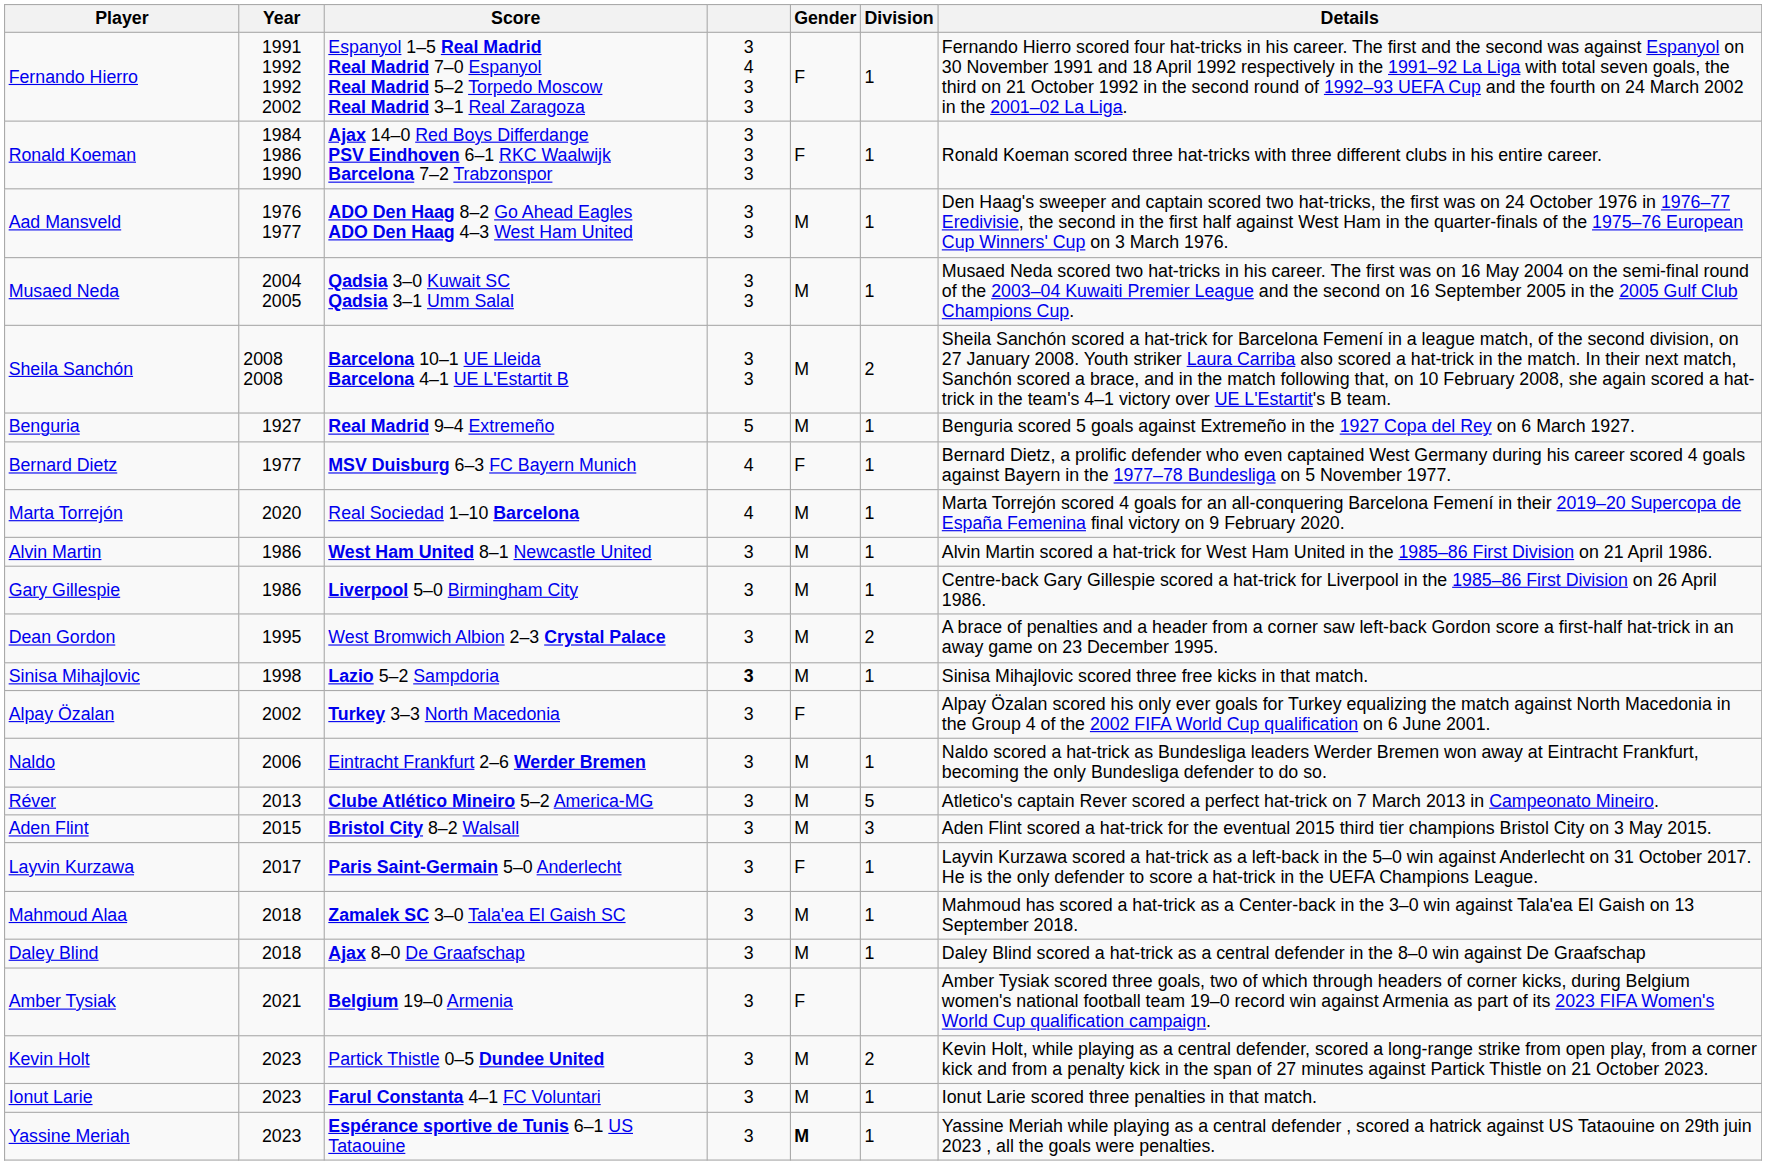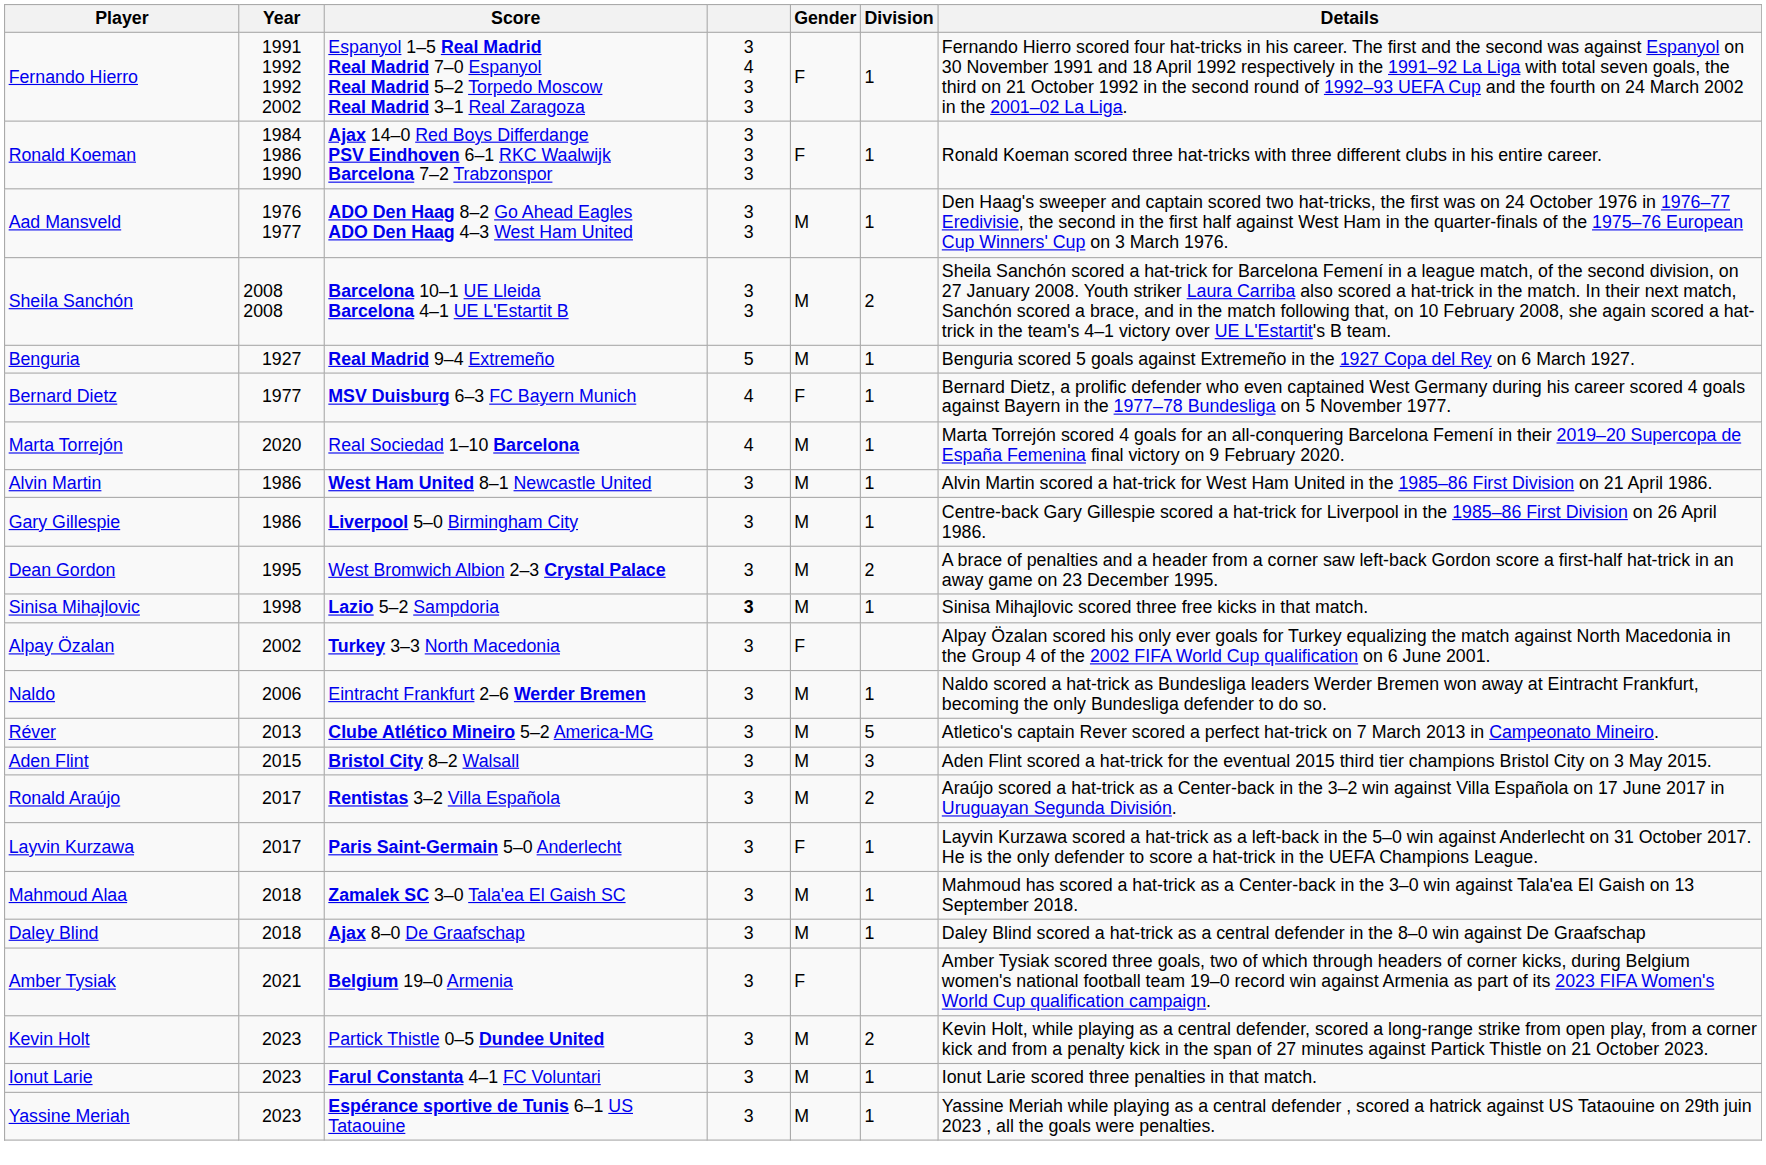- row: (64, 291)
+ row: (64, 798)
(802, 1135) bold -> (802, 1115) normal
